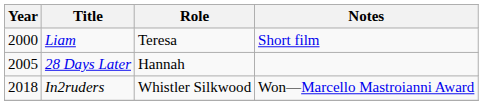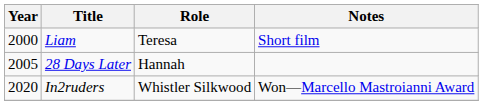(23, 87) 2018 -> (23, 87) 2020
